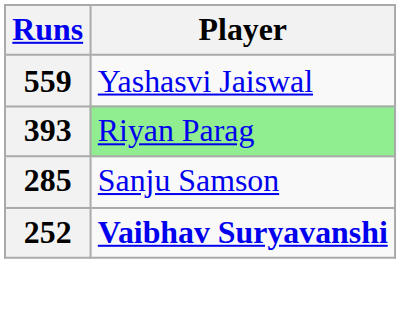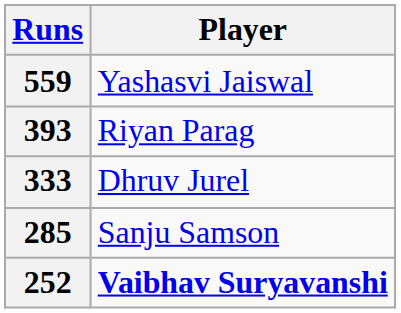(176, 130) lightgreen background -> (176, 130) no background
+ row: (48, 181)
